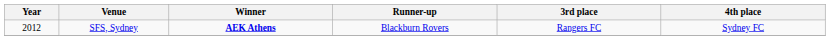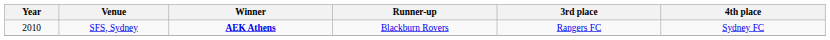(32, 28) 2012 -> (32, 28) 2010
